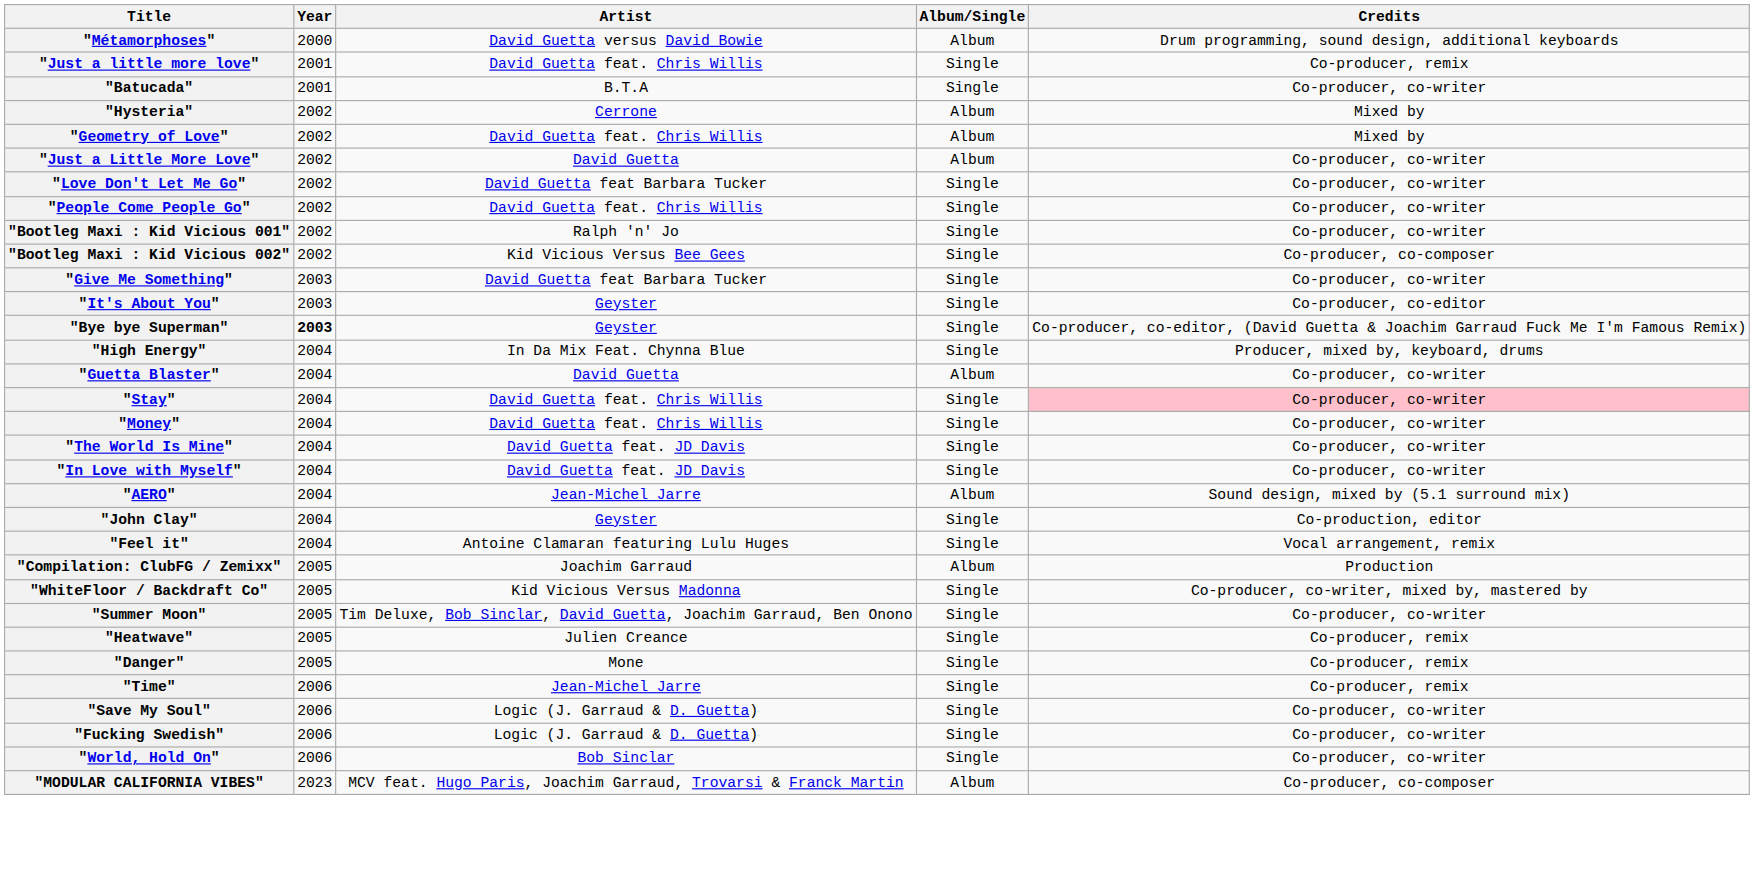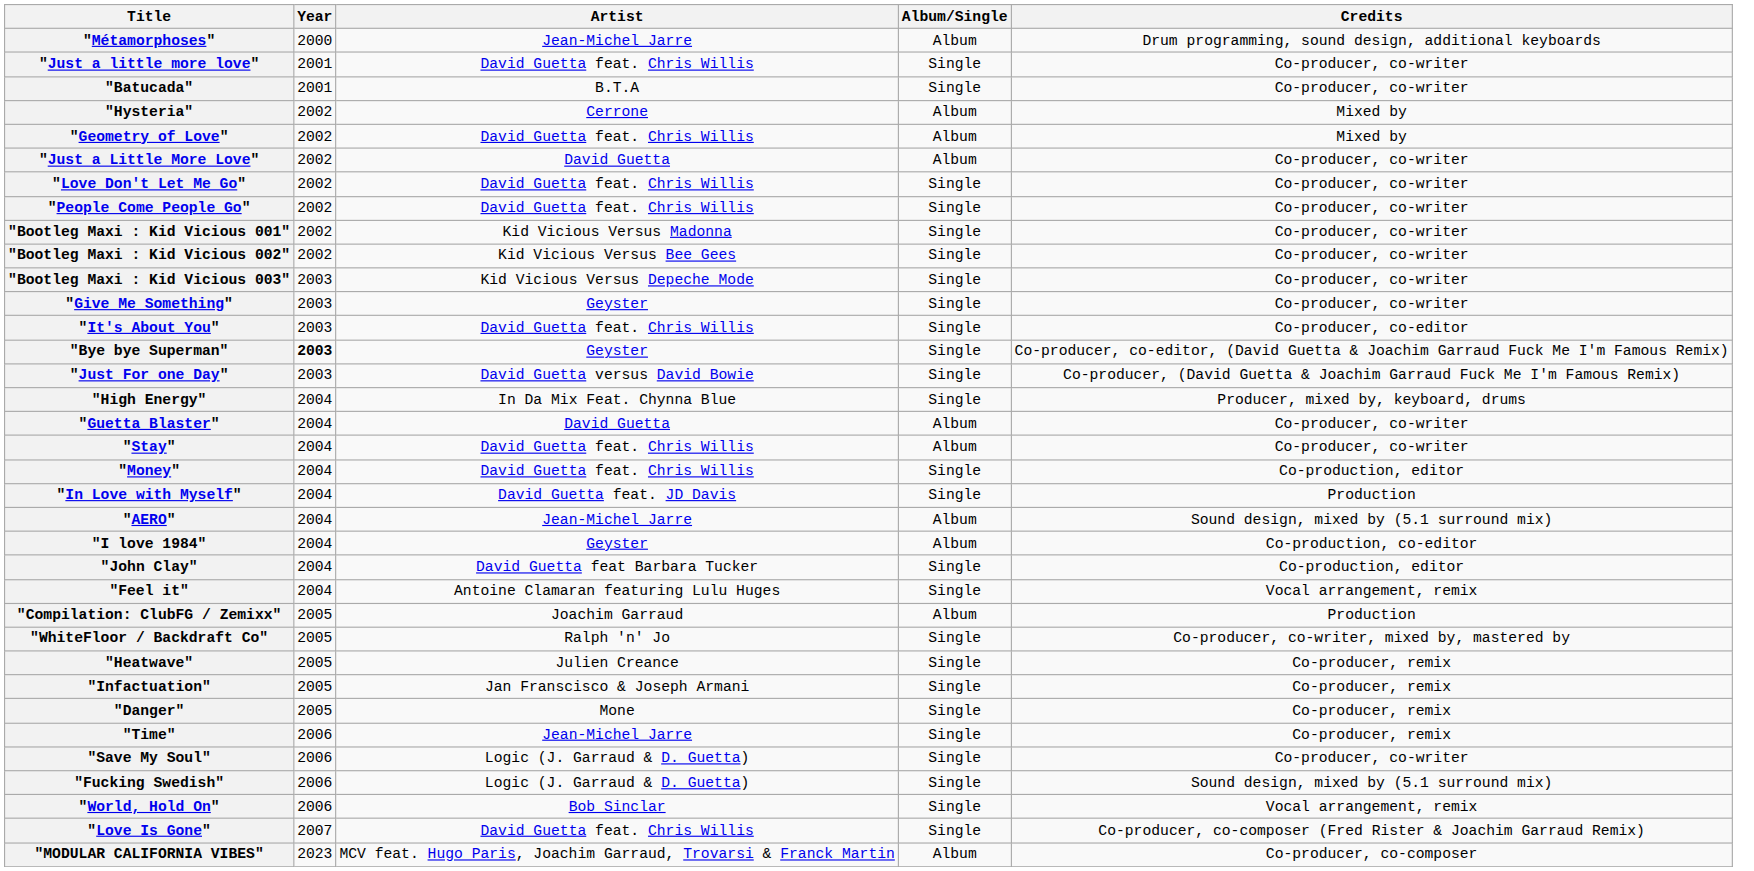(626, 40) David Guetta versus David Bowie -> (617, 40) Jean-Michel Jarre
(1389, 64) Co-producer, remix -> (1372, 64) Co-producer, co-writer
(626, 184) David Guetta feat Barbara Tucker -> (617, 184) David Guetta feat. Chris Willis
(626, 232) Ralph 'n' Jo -> (617, 232) Kid Vicious Versus Madonna
(1389, 256) Co-producer, co-composer -> (1372, 256) Co-producer, co-writer
+ row: (149, 280)
(626, 280) David Guetta feat Barbara Tucker -> (617, 304) Geyster
(626, 304) Geyster -> (617, 328) David Guetta feat. Chris Willis
+ row: (149, 376)
(972, 400) Single -> (955, 447) Album
(1389, 400) pink background -> (1372, 447) no background
(1389, 424) Co-producer, co-writer -> (1372, 471) Co-production, editor
- row: (149, 447)
(1389, 471) Co-producer, co-writer -> (1372, 495) Production
+ row: (149, 543)
(626, 519) Geyster -> (617, 567) David Guetta feat Barbara Tucker
(626, 591) Kid Vicious Versus Madonna -> (617, 639) Ralph 'n' Jo
- row: (149, 615)
+ row: (149, 687)
(1389, 735) Co-producer, co-writer -> (1372, 783) Sound design, mixed by (5.1 surround mix)
(1389, 759) Co-producer, co-writer -> (1372, 807) Vocal arrangement, remix
+ row: (149, 831)
